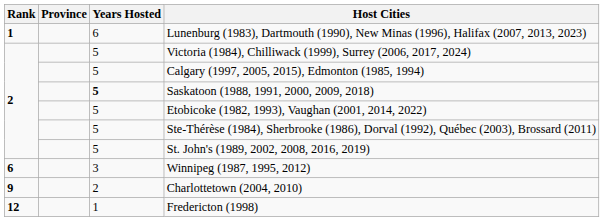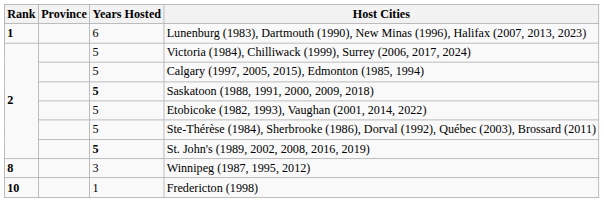(96, 149) normal -> (96, 149) bold
(10, 168) 6 -> (10, 168) 8
- row: (234, 187)
(13, 206) 12 -> (13, 187) 10
